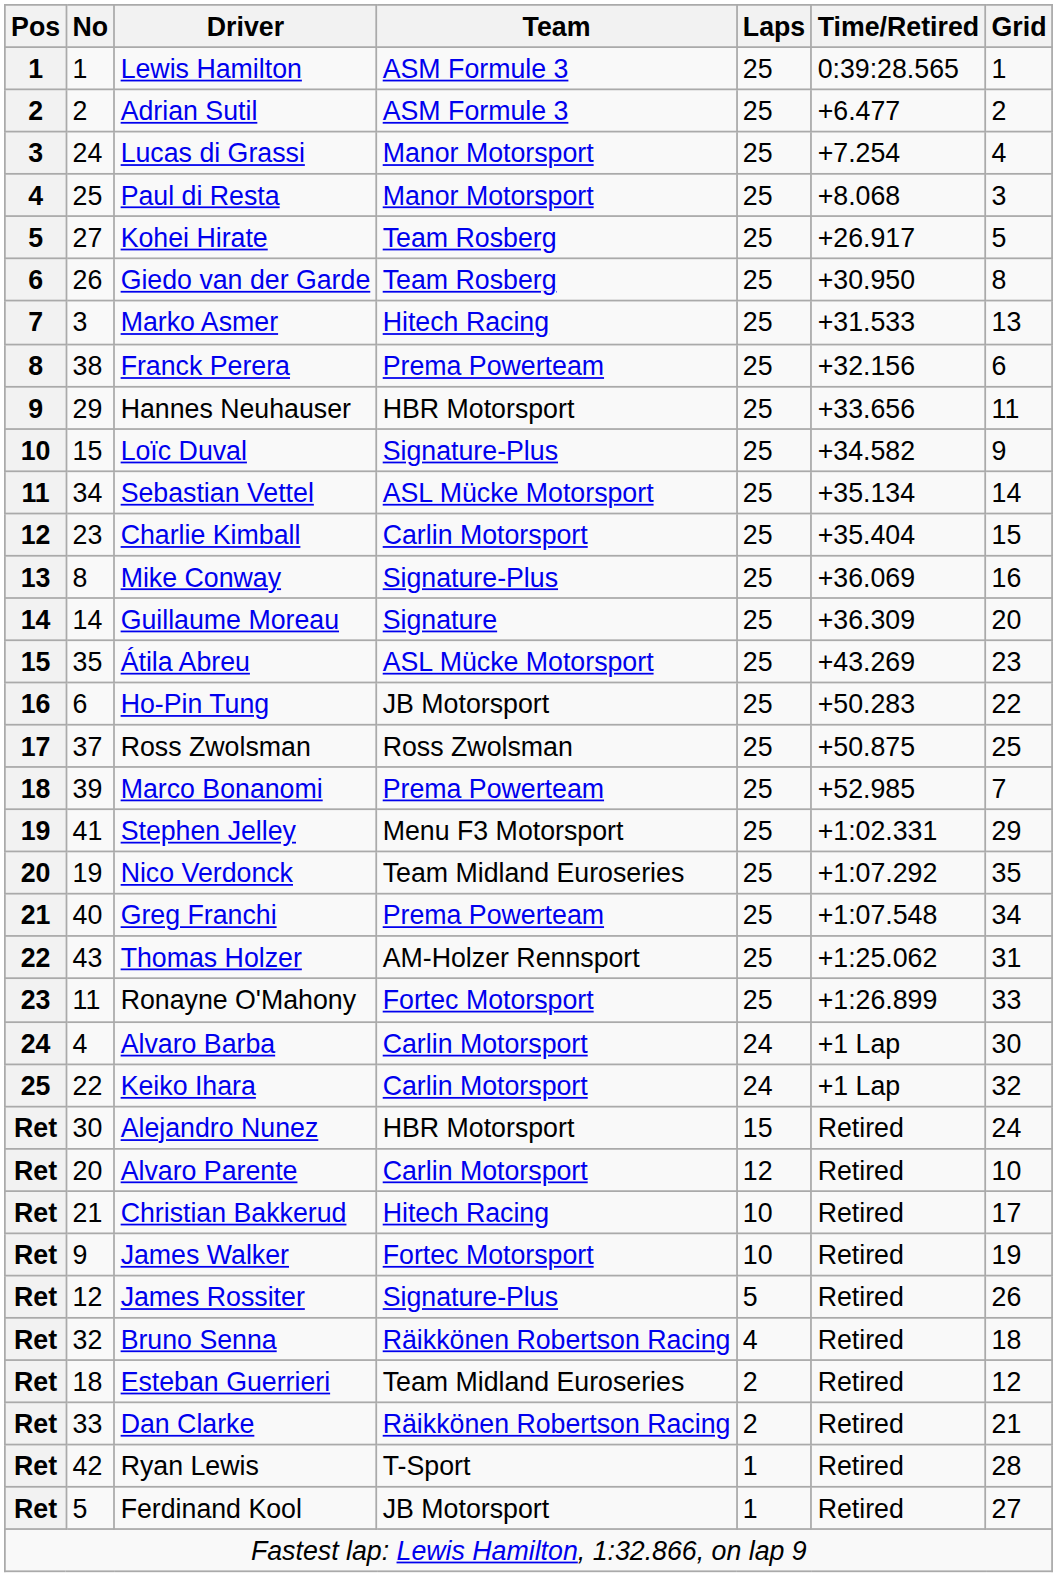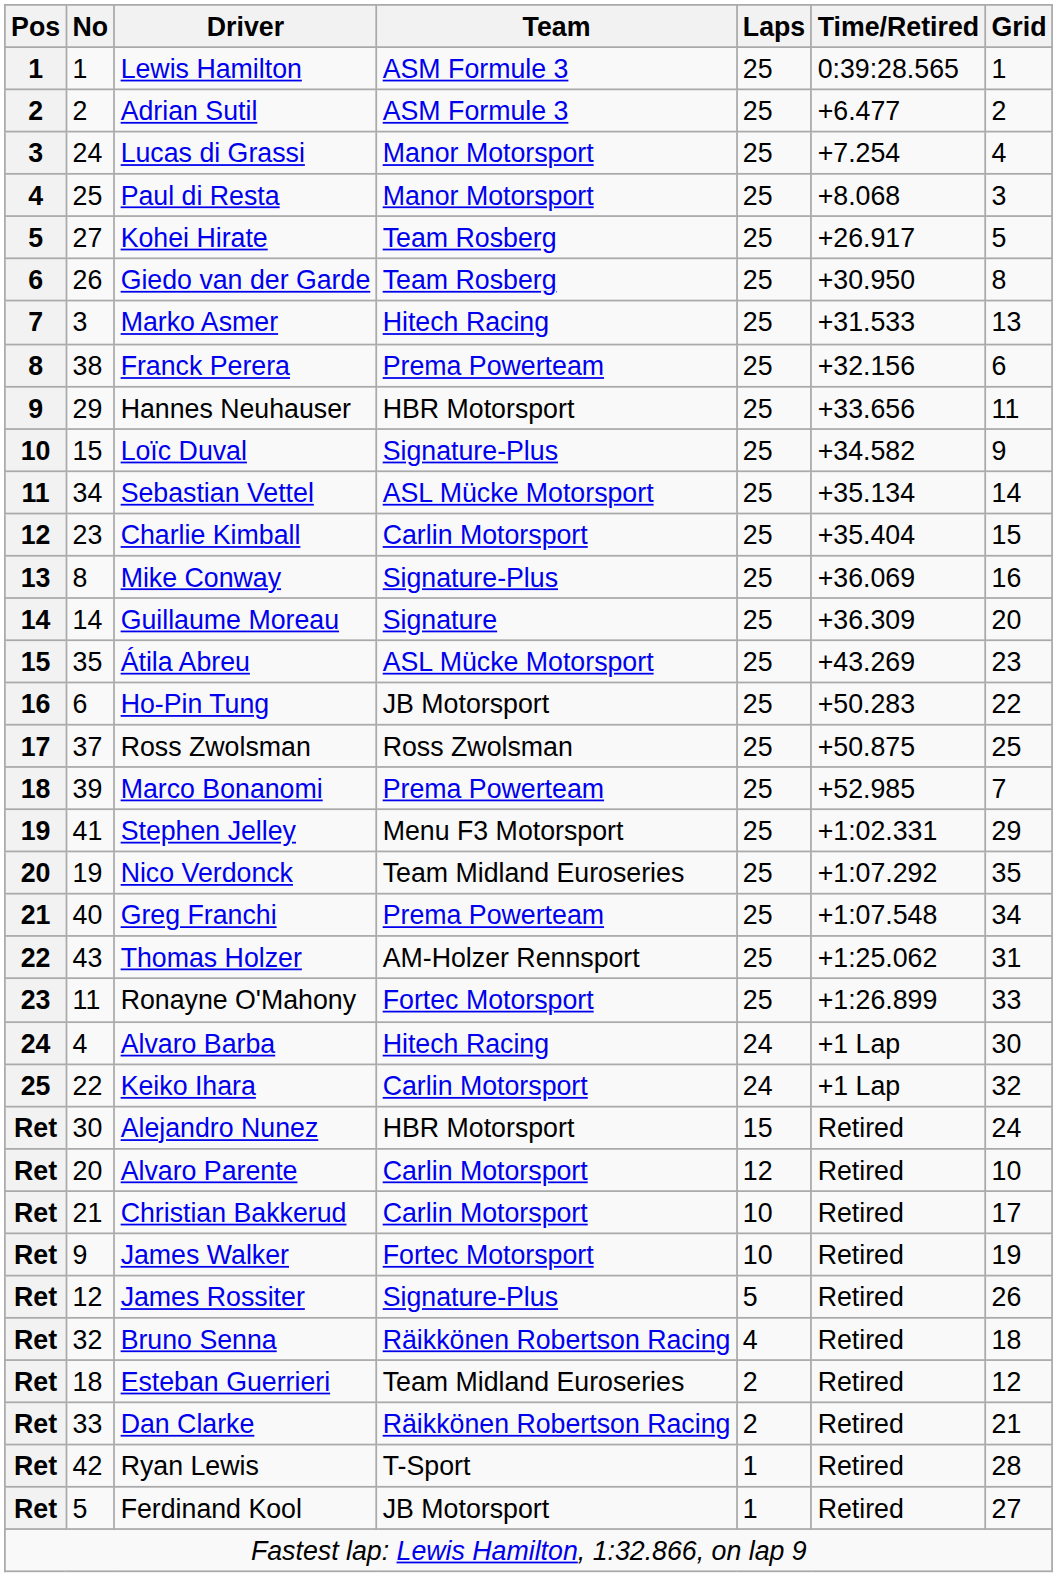(485, 1043) Carlin Motorsport -> (466, 1043) Hitech Racing
(466, 1212) Hitech Racing -> (485, 1212) Carlin Motorsport
